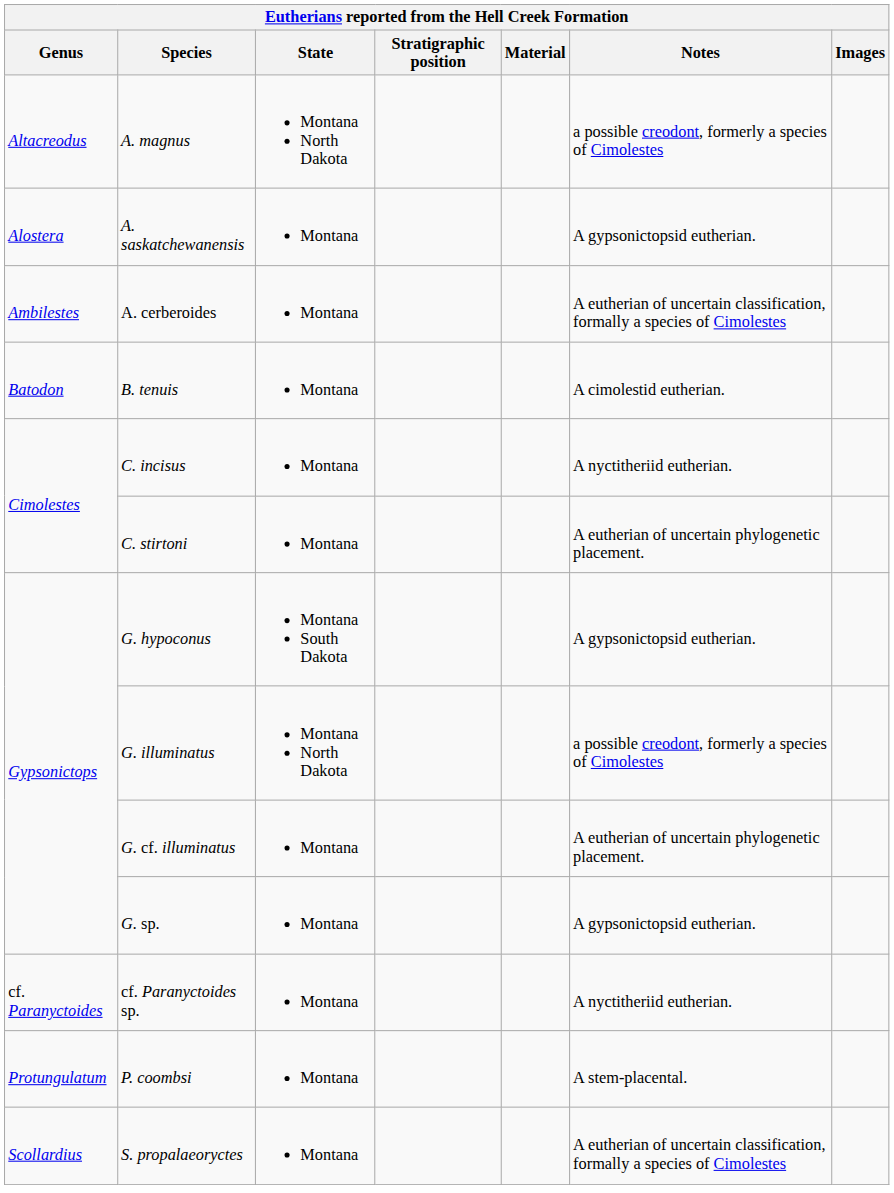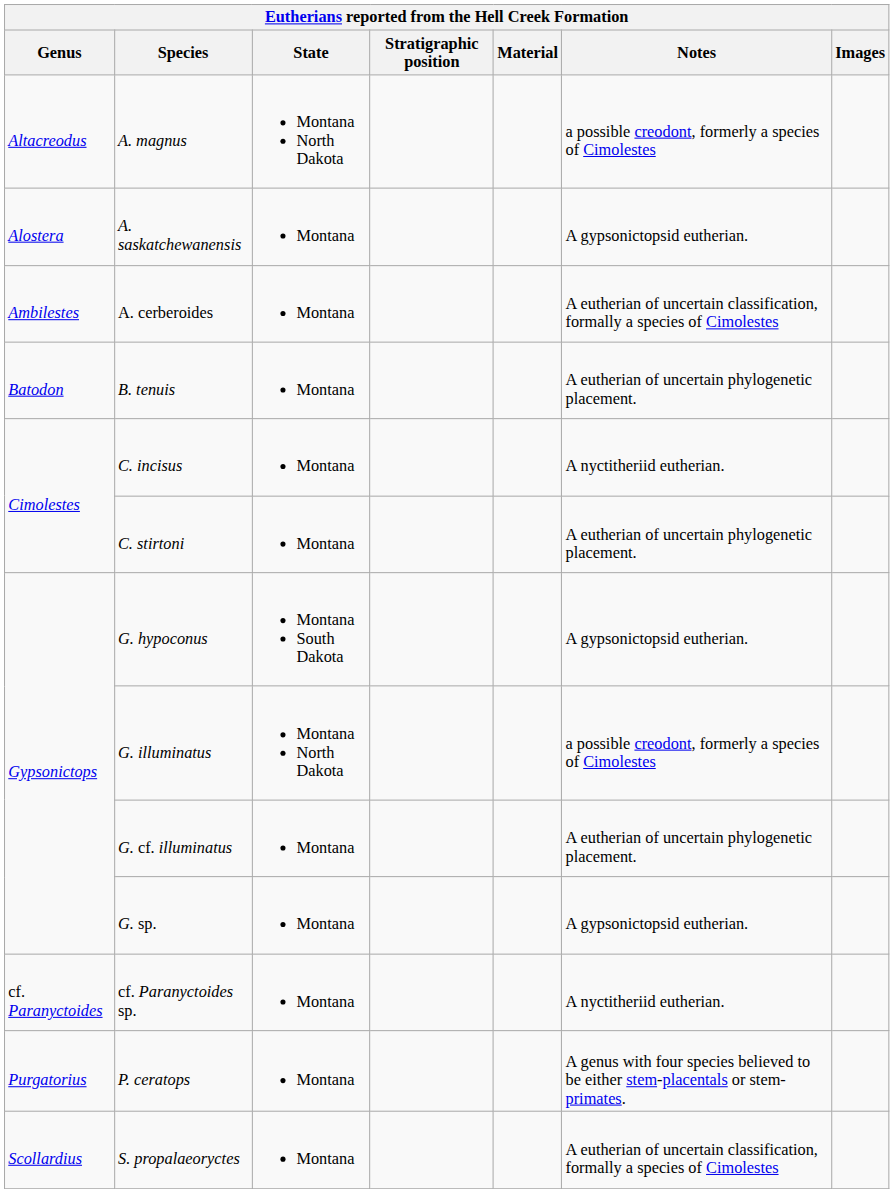(649, 389) A cimolestid eutherian. -> (689, 389) A eutherian of uncertain phylogenetic placement.
- row: (156, 1078)
+ row: (154, 1080)
